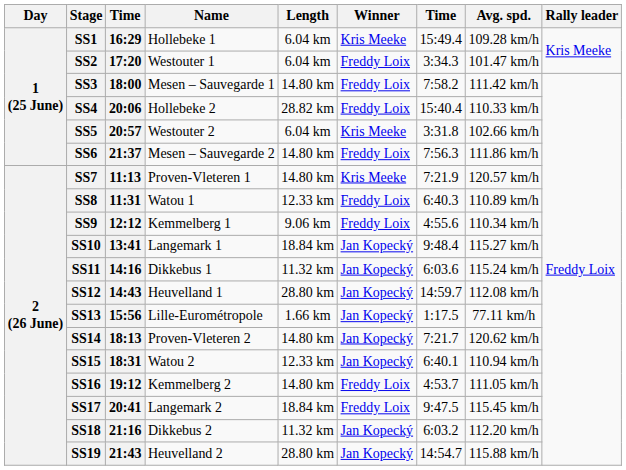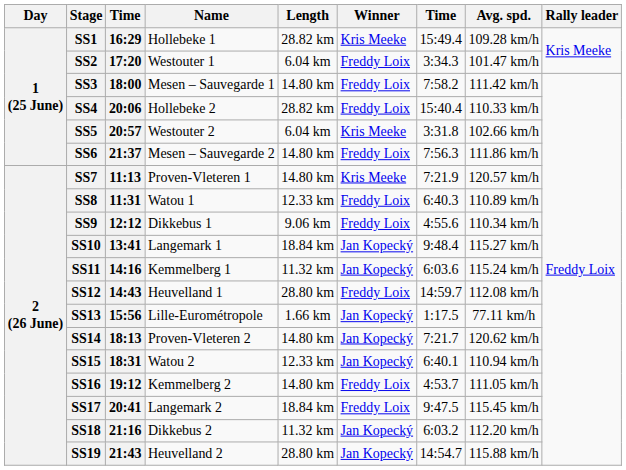(308, 39) 6.04 km -> (308, 39) 28.82 km
(190, 223) Kemmelberg 1 -> (180, 223) Dikkebus 1
(180, 269) Dikkebus 1 -> (190, 269) Kemmelberg 1
(377, 292) Jan Kopecký -> (375, 292) Freddy Loix
